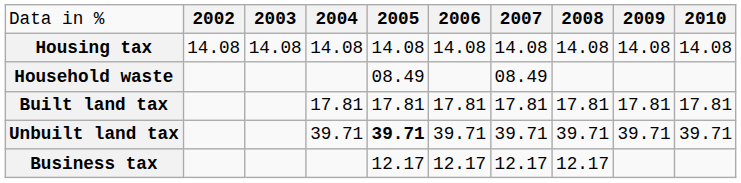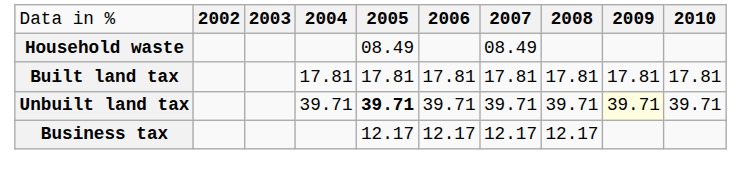- row: (94, 48)
(644, 134) no background -> (633, 106) lightyellow background
